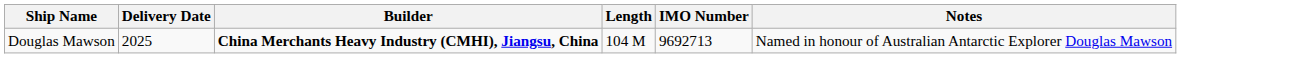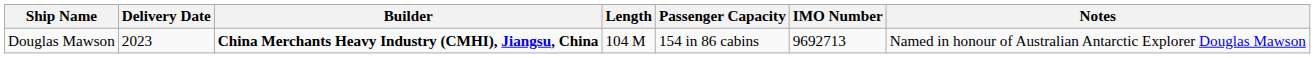+ column: (722, 16)
(137, 40) 2025 -> (137, 40) 2023
